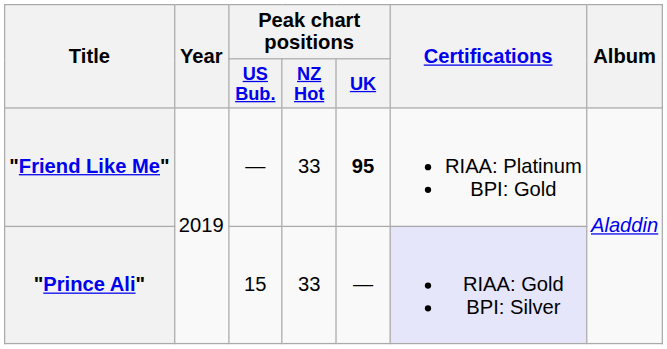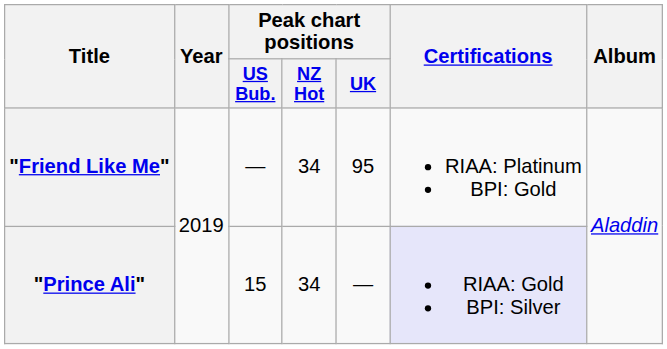(309, 166) 33 -> (309, 166) 34
(363, 166) bold -> (363, 166) normal
(309, 284) 33 -> (309, 284) 34
